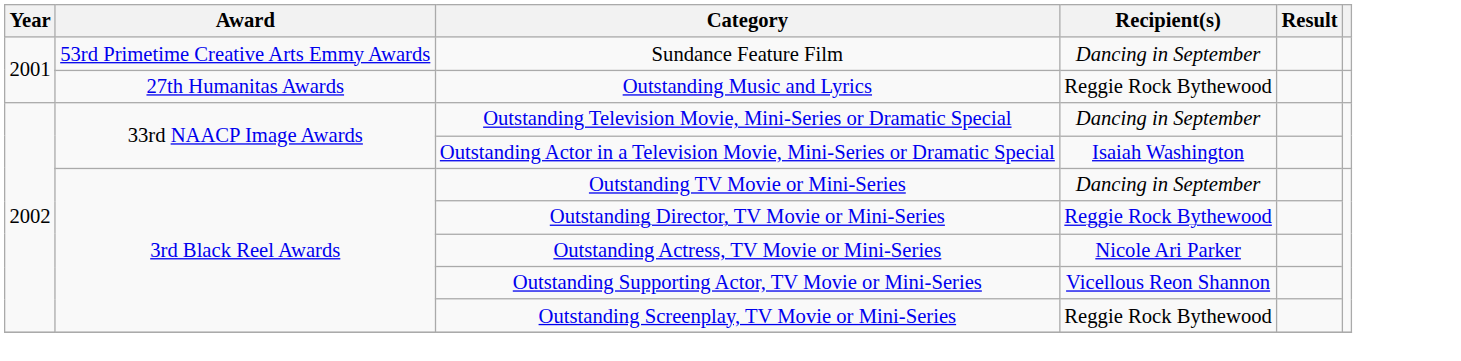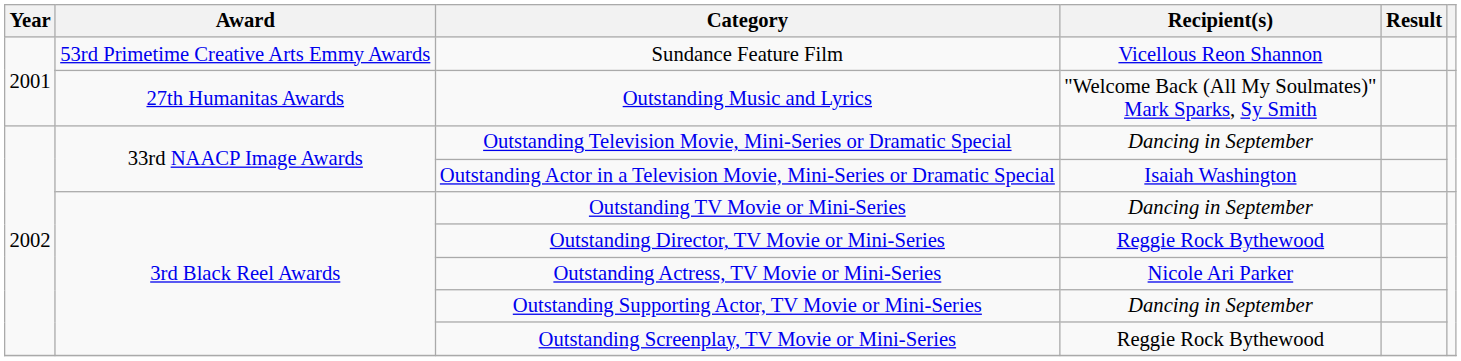(1168, 53) Dancing in September -> (1220, 53) Vicellous Reon Shannon
(1168, 86) Reggie Rock Bythewood -> (1220, 97) "Welcome Back (All My Soulmates)" Mark Sparks, Sy Smith
(1168, 282) Vicellous Reon Shannon -> (1220, 305) Dancing in September
